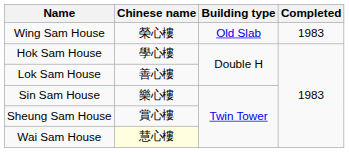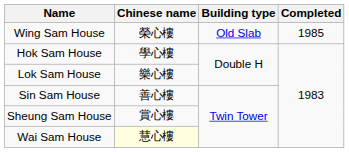(311, 33) 1983 -> (311, 33) 1985
(157, 74) 善心樓 -> (157, 74) 樂心樓
(157, 95) 樂心樓 -> (157, 95) 善心樓
